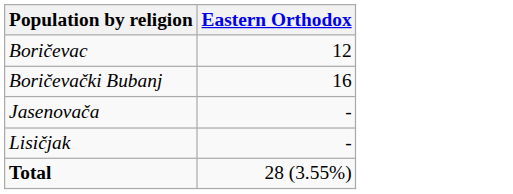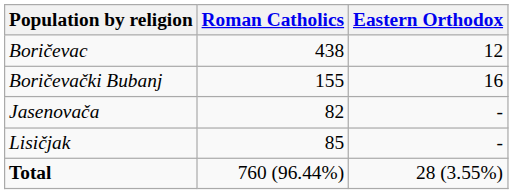+ column: (273, 19)
